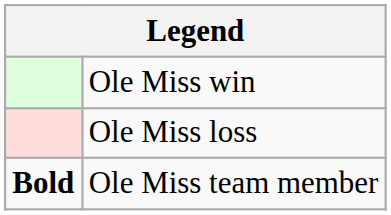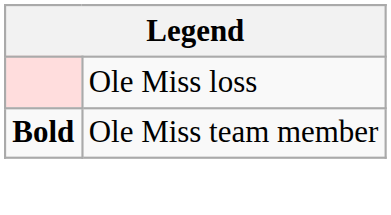- row: (172, 81)
